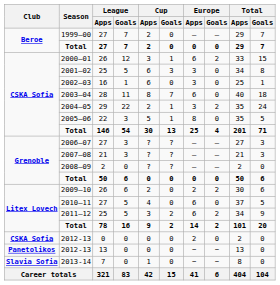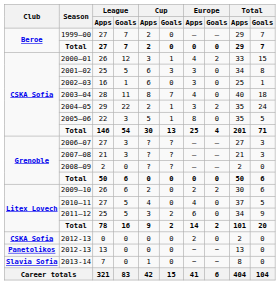(194, 58) 6 -> (194, 58) 4
(194, 94) 6 -> (194, 94) 4
(194, 202) 6 -> (194, 202) 4
(217, 214) 2 -> (217, 214) 0
